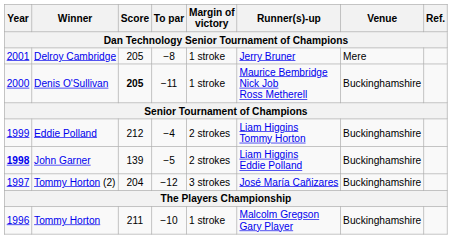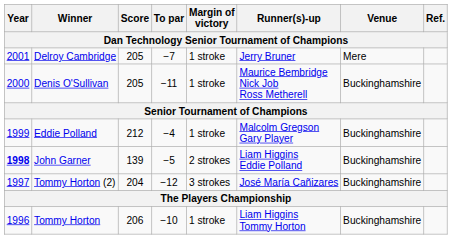(169, 56) −8 -> (169, 56) −7
(135, 84) bold -> (135, 84) normal
(210, 133) 2 strokes -> (207, 133) 1 stroke
(273, 133) Liam Higgins Tommy Horton -> (279, 133) Malcolm Gregson Gary Player
(135, 220) 211 -> (135, 220) 206
(279, 220) Malcolm Gregson Gary Player -> (273, 220) Liam Higgins Tommy Horton
